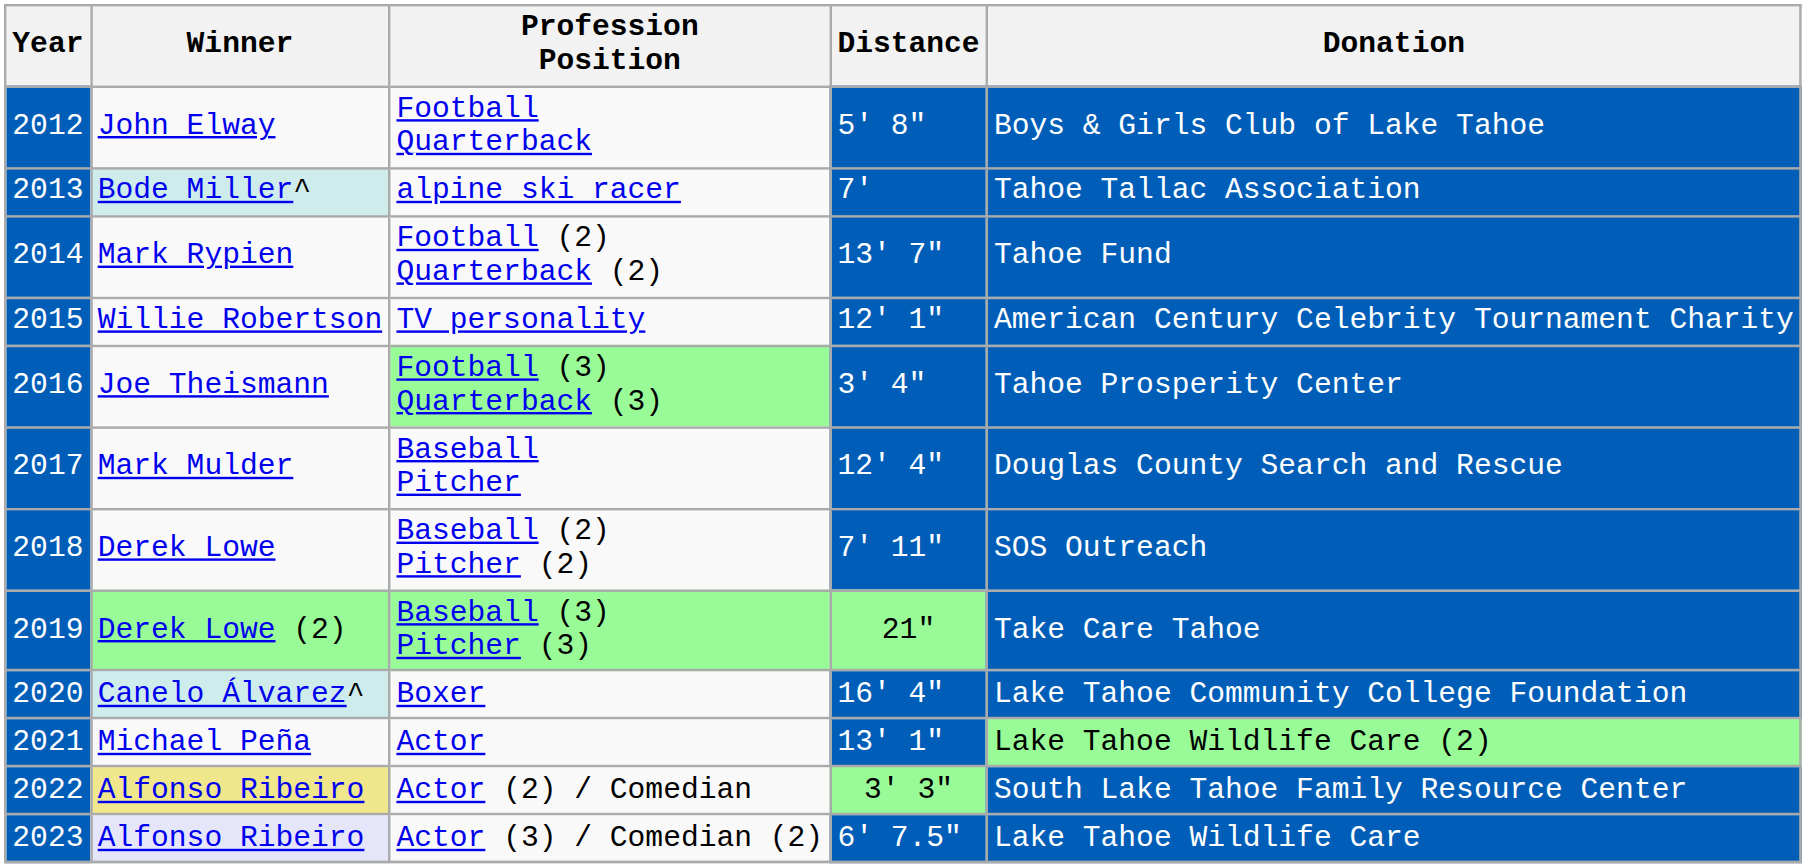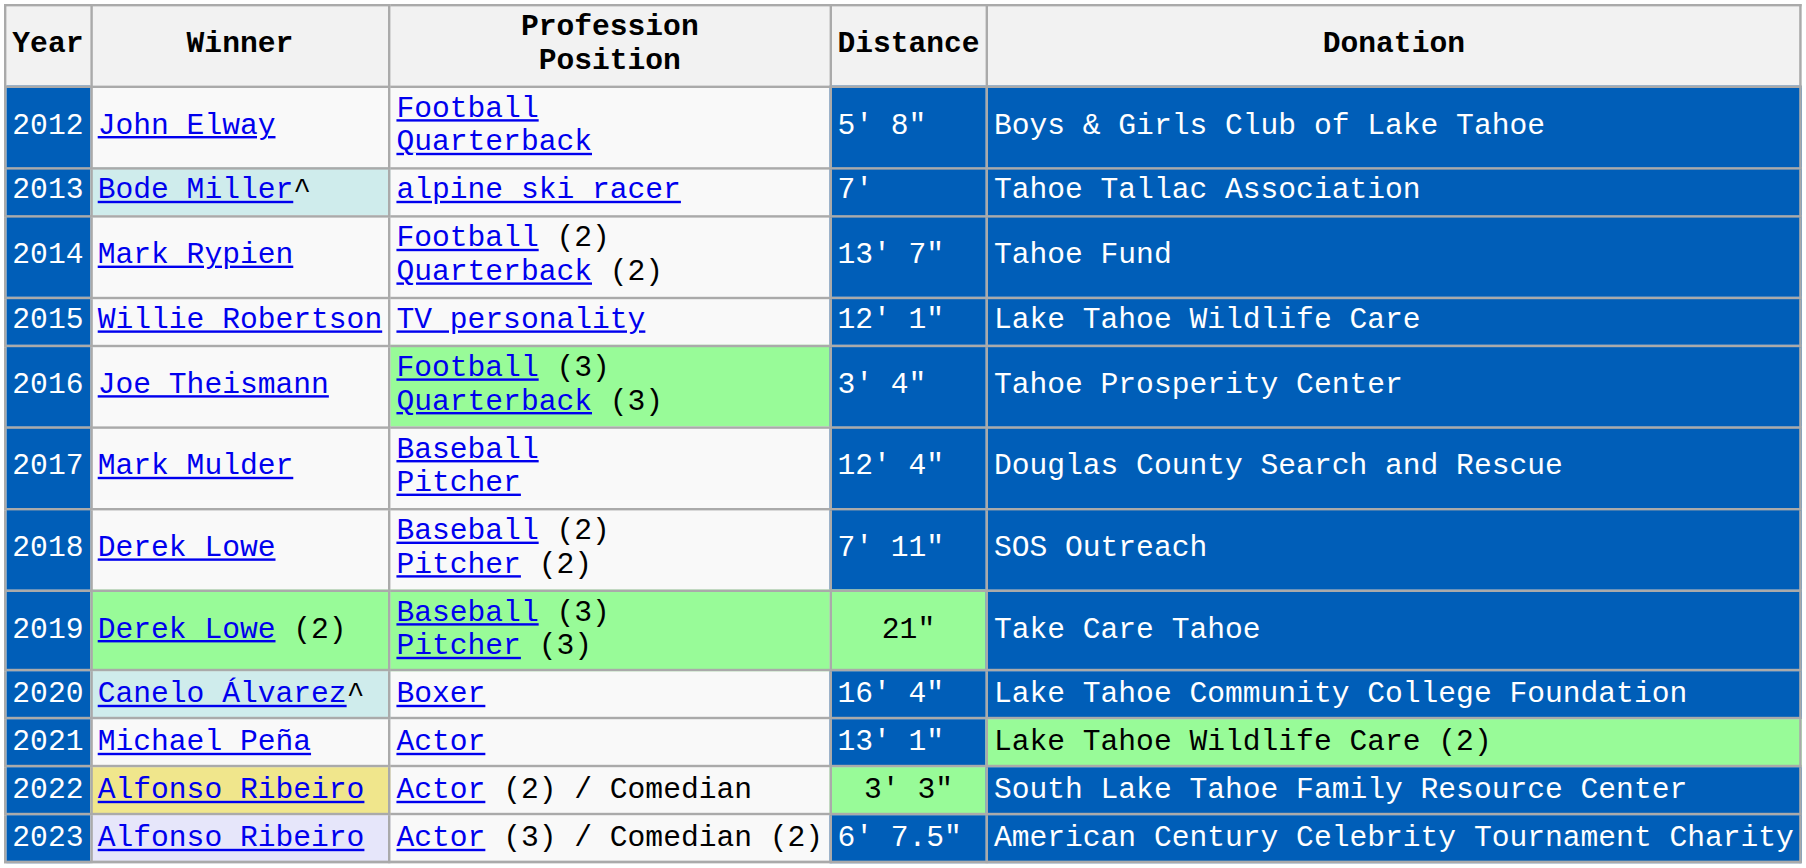(1394, 322) American Century Celebrity Tournament Charity -> (1394, 322) Lake Tahoe Wildlife Care
(1394, 839) Lake Tahoe Wildlife Care -> (1394, 839) American Century Celebrity Tournament Charity
